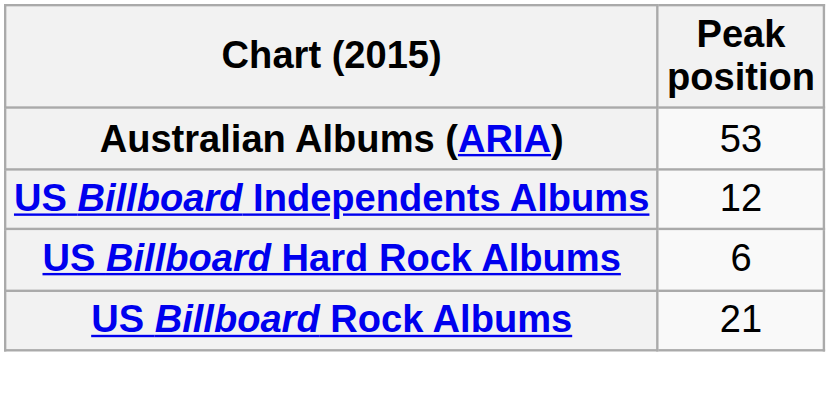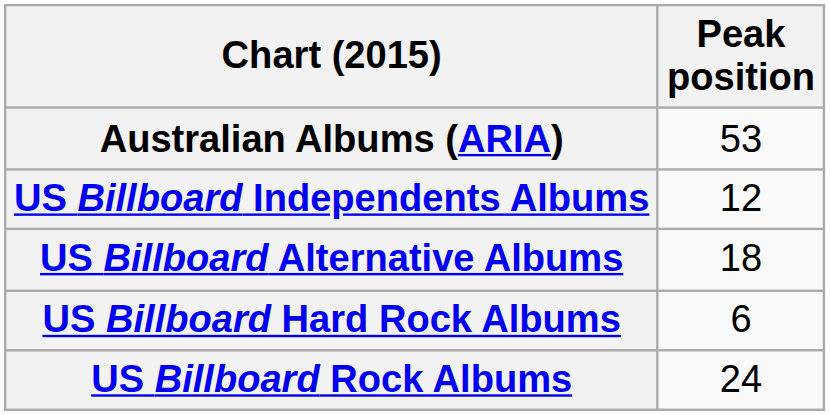+ row: (332, 258)
(741, 319) 21 -> (741, 379) 24
